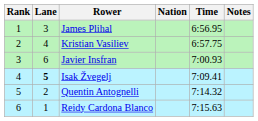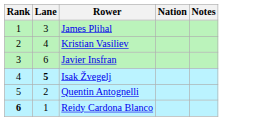- column: (207, 12)
(18, 108) normal -> (18, 108) bold
